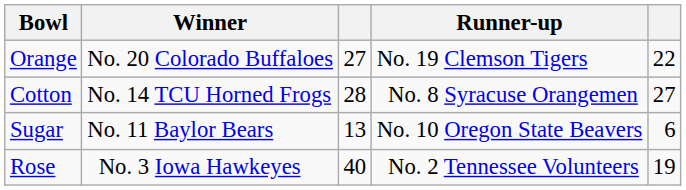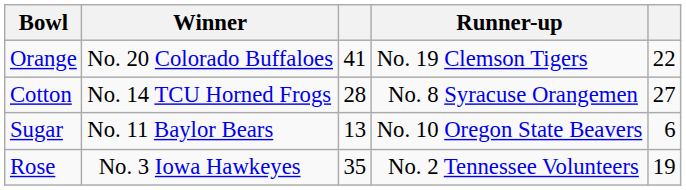(355, 58) 27 -> (355, 58) 41
(355, 166) 40 -> (355, 166) 35
